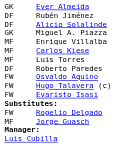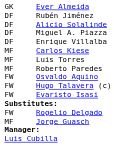(9, 33) GK -> (9, 33) DF
(9, 42) MF -> (9, 42) DF
(9, 68) DF -> (9, 68) MF
